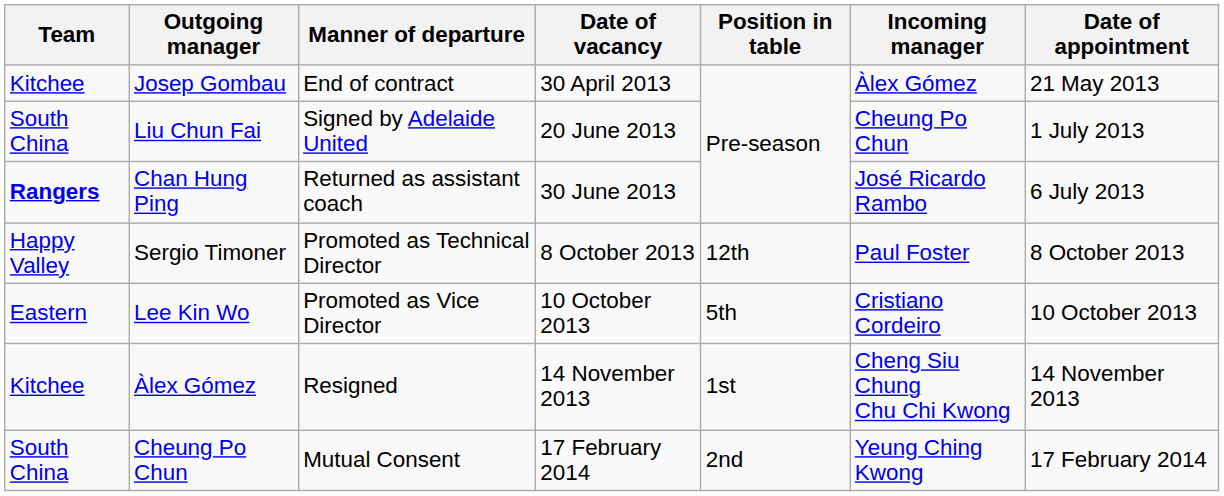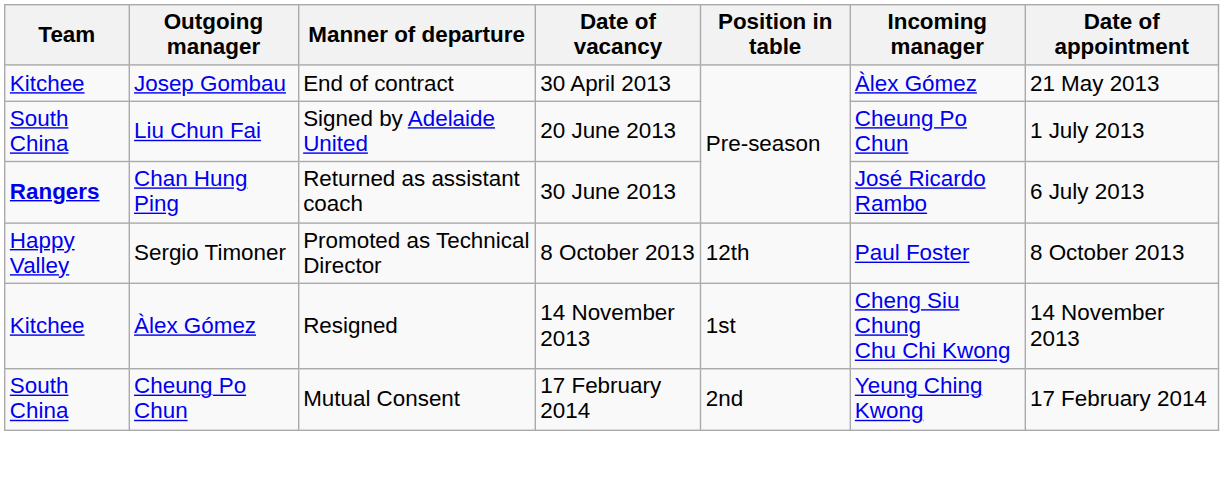- row: (192, 313)
